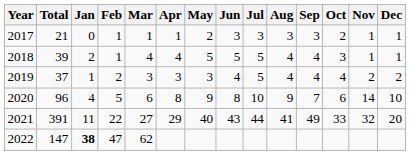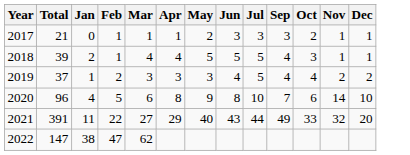- column: (282, 14)
(88, 139) bold -> (88, 139) normal
